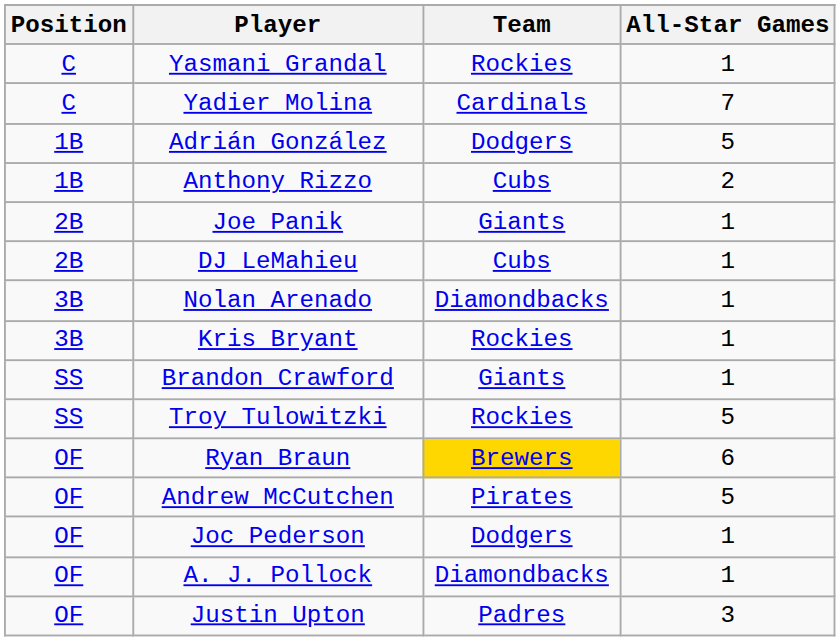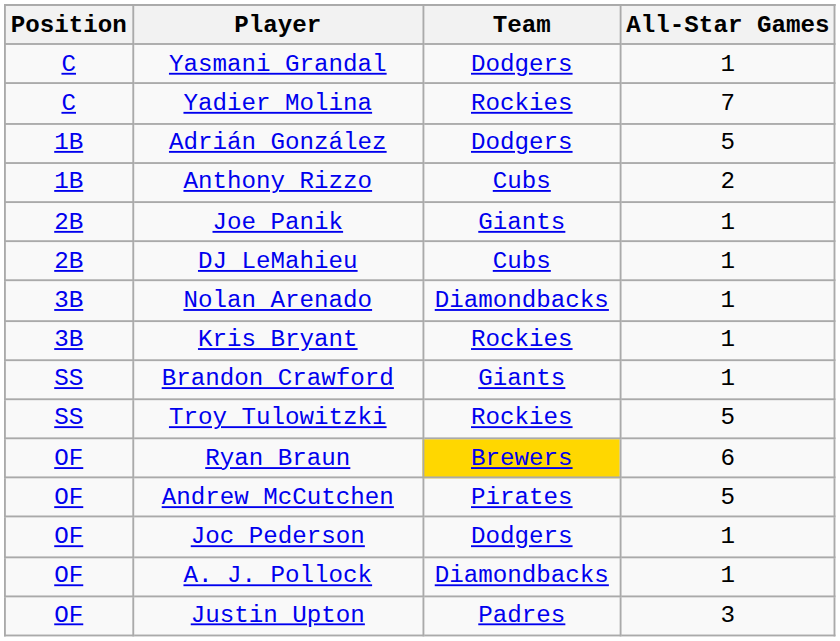(522, 64) Rockies -> (522, 64) Dodgers
(522, 103) Cardinals -> (522, 103) Rockies
